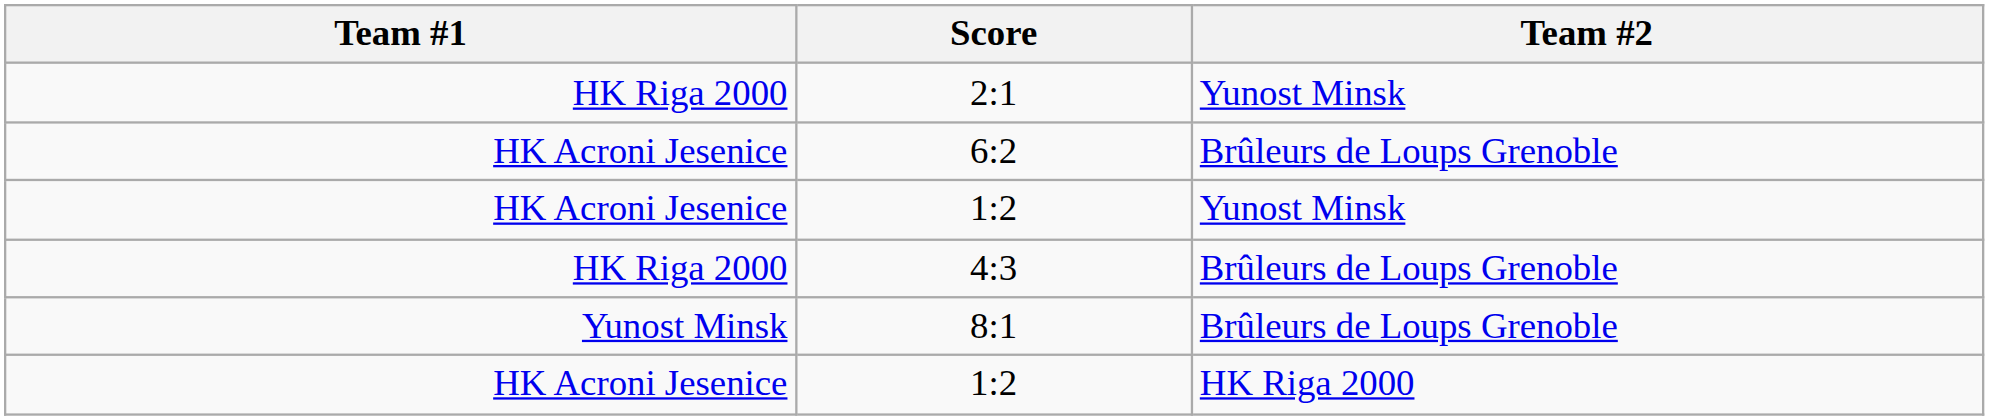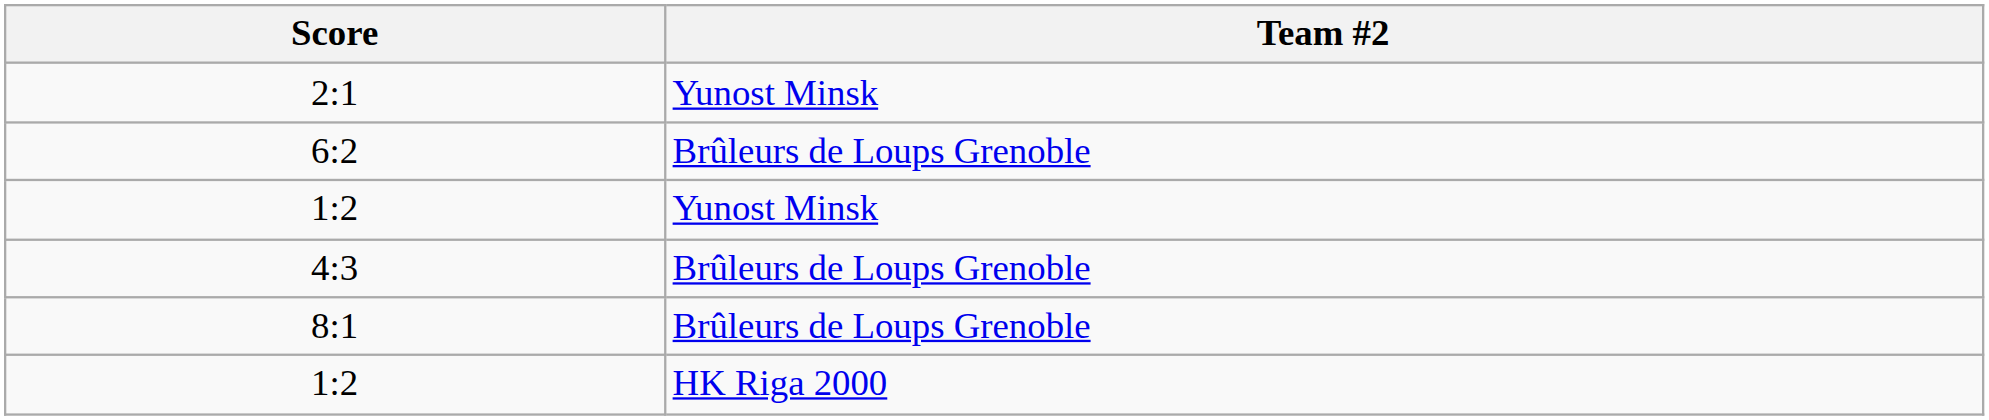- column: (401, 33)
